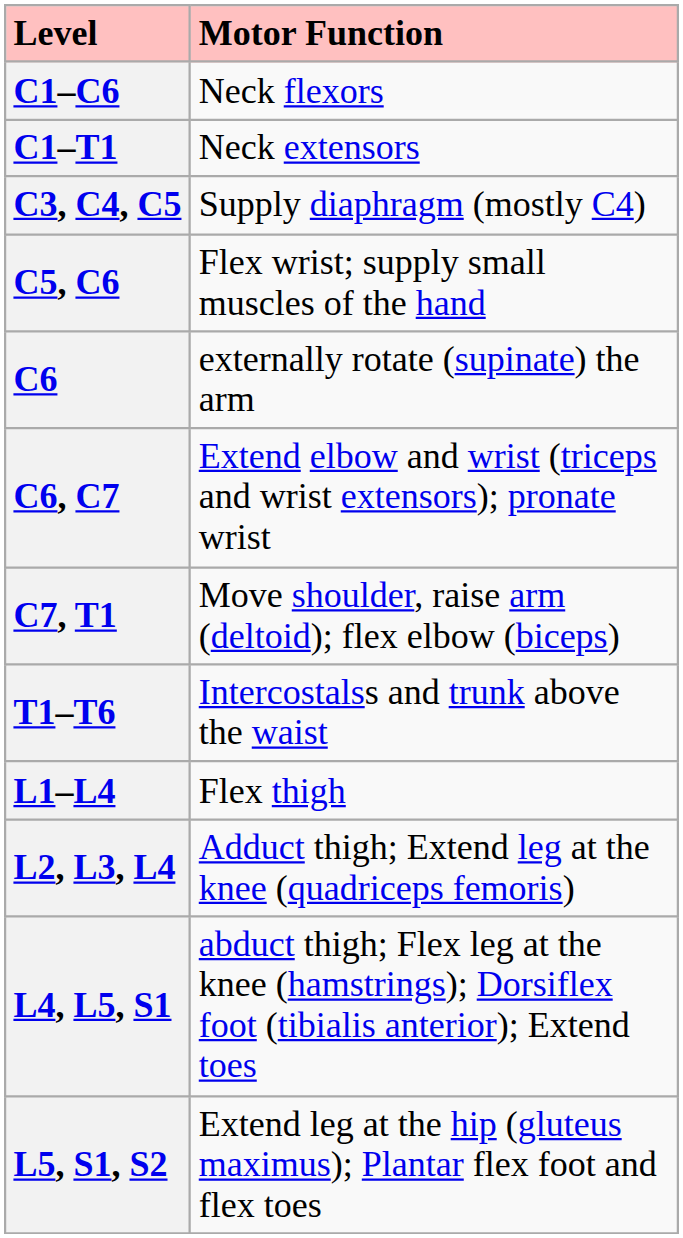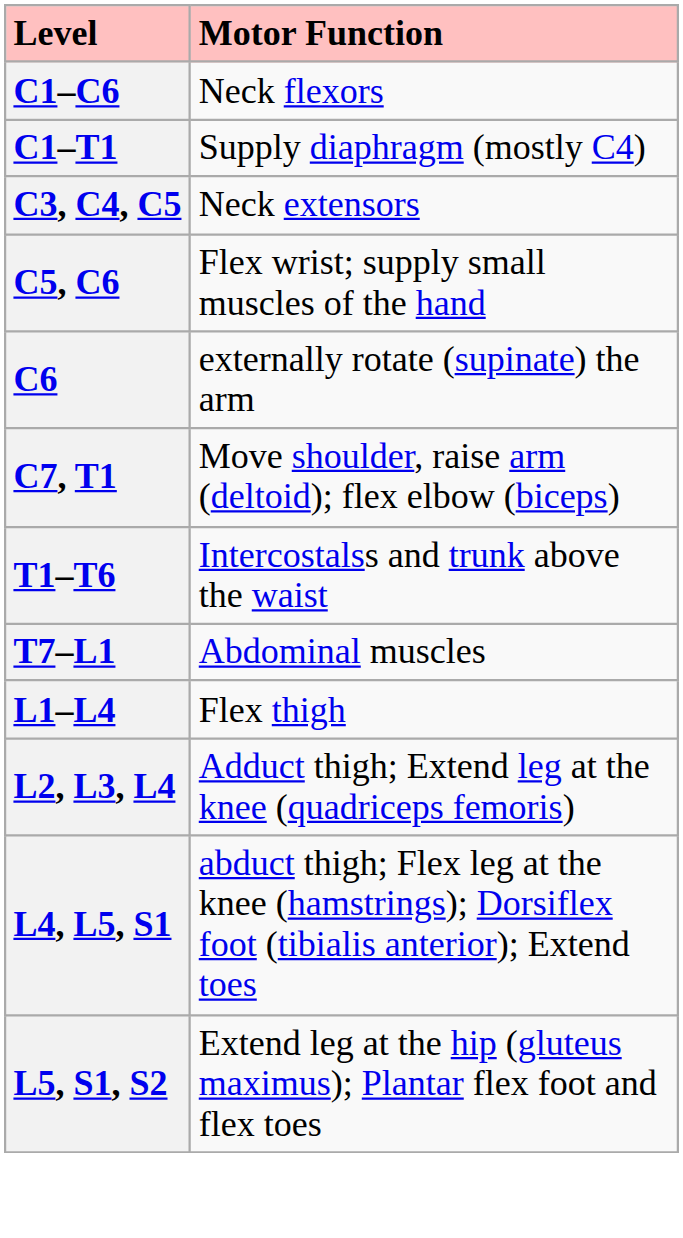(309, 147) Neck extensors -> (422, 147) Supply diaphragm (mostly C4)
(422, 204) Supply diaphragm (mostly C4) -> (309, 204) Neck extensors
- row: (66, 497)
+ row: (64, 651)
